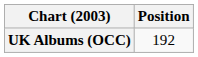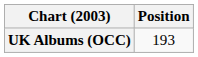(164, 40) 192 -> (164, 40) 193
